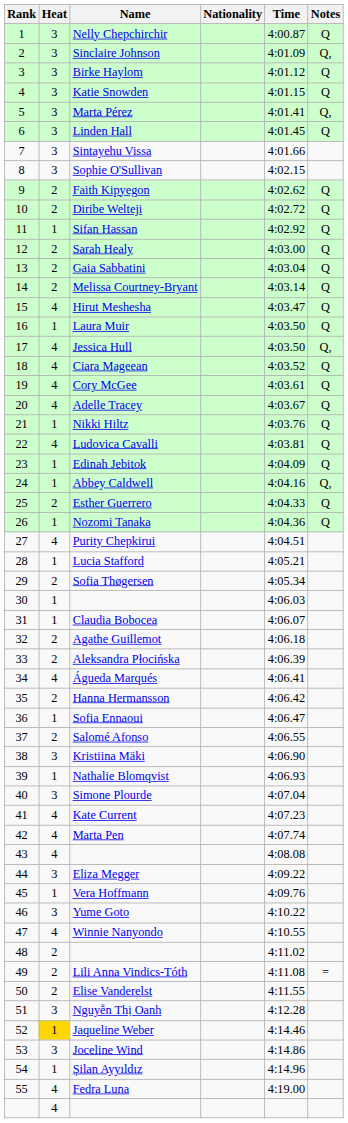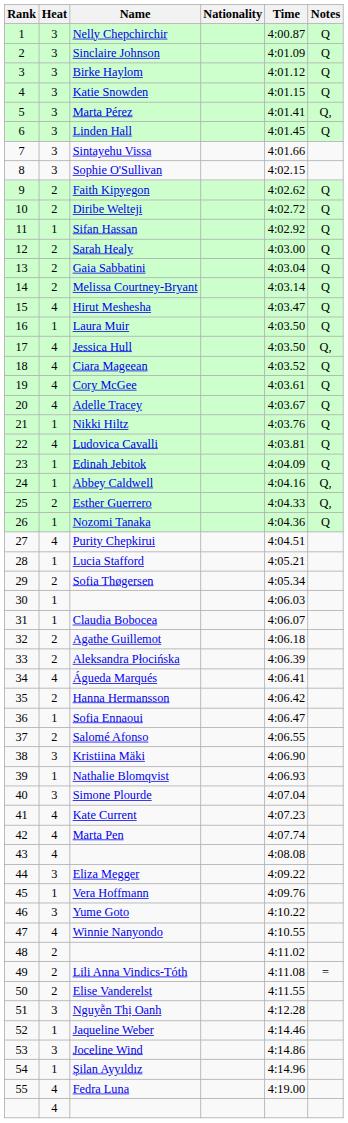(325, 53) Q, -> (325, 53) Q
(325, 502) Q -> (325, 502) Q,
(54, 1030) gold background -> (54, 1030) no background
